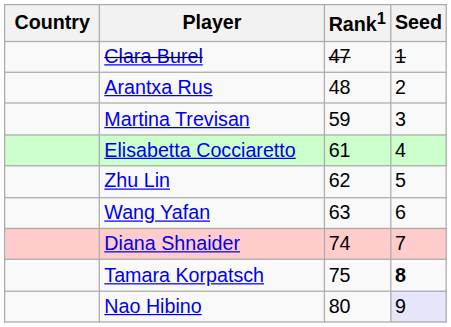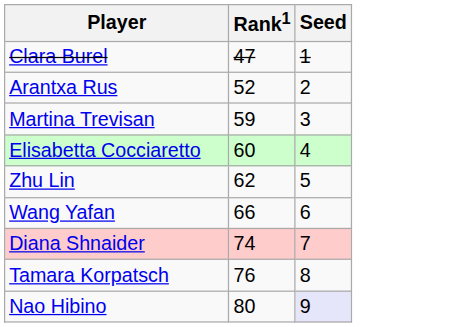- column: (52, 22)
(340, 87) 48 -> (244, 87) 52
(340, 150) 61 -> (244, 150) 60
(340, 212) 63 -> (244, 212) 66
(340, 275) 75 -> (244, 275) 76
(400, 275) bold -> (305, 275) normal
